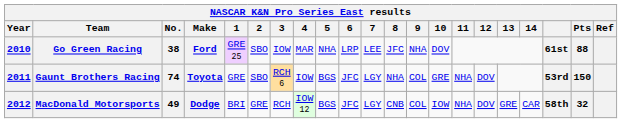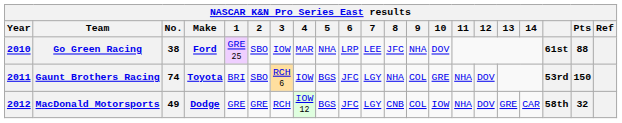(236, 77) GRE -> (236, 77) BRI
(236, 104) BRI -> (236, 104) GRE
